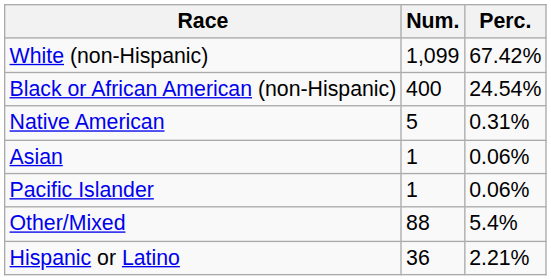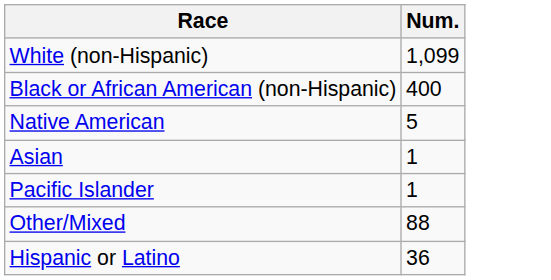- column: (505, 21)
